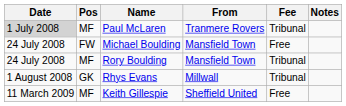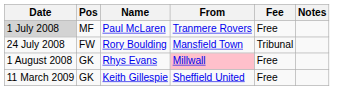(287, 28) Tribunal -> (267, 28) Free
- row: (141, 45)
(86, 61) MF -> (87, 45) FW
(202, 77) no background -> (189, 61) pink background
(287, 77) Tribunal -> (267, 61) Free
(86, 93) MF -> (86, 77) GK
